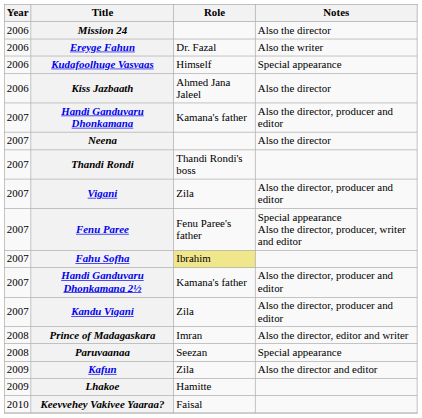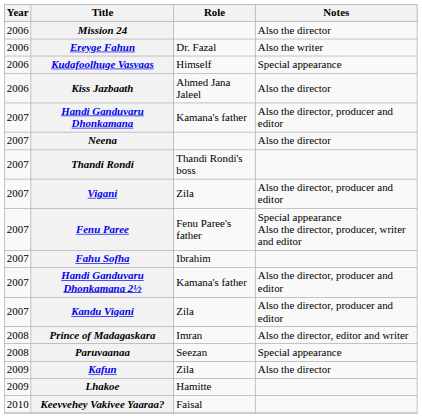(193, 259) khaki background -> (193, 259) no background
(318, 369) Also the director and editor -> (294, 369) Also the director
